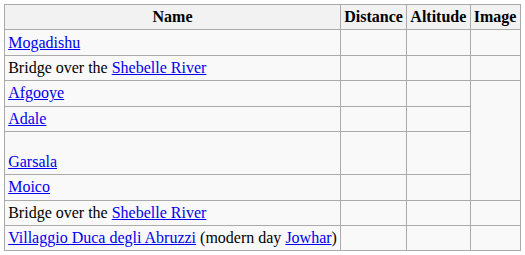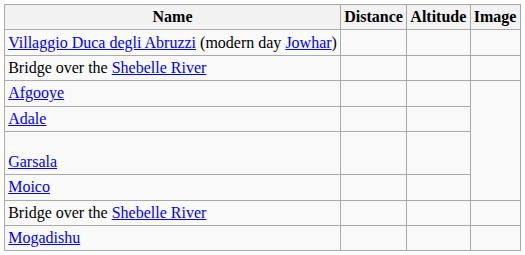rows swapped: (44, 42) <-> (173, 238)
